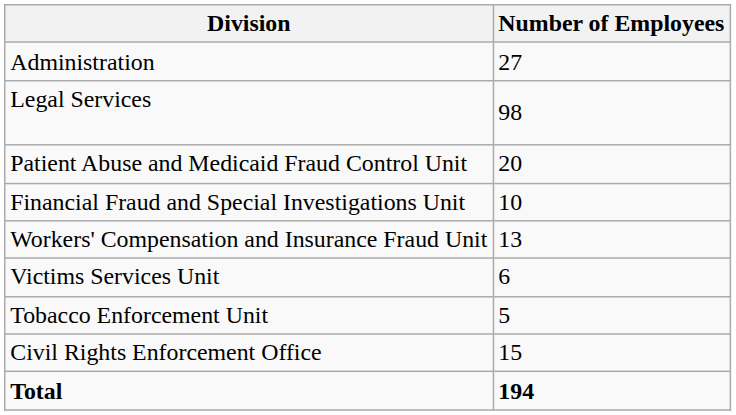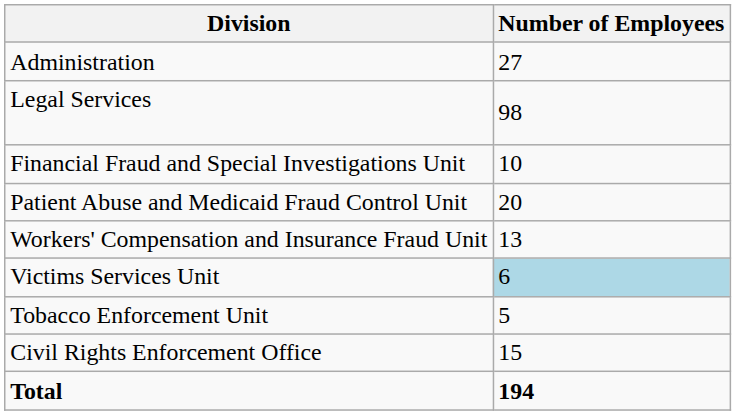rows swapped: (238, 201) <-> (239, 163)
(504, 277) no background -> (504, 277) lightblue background
